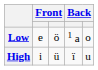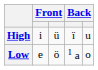rows swapped: (19, 56) <-> (19, 37)
